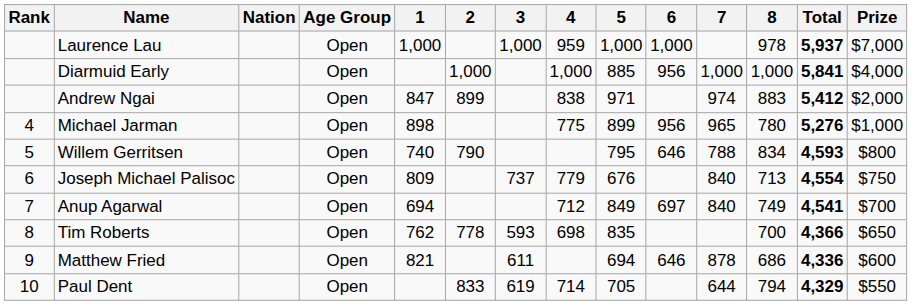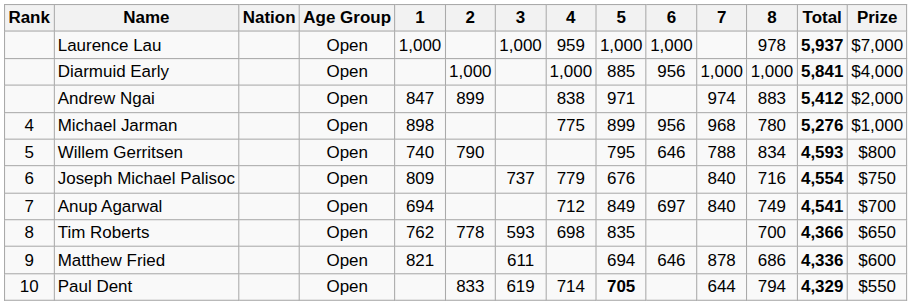(722, 125) 965 -> (722, 125) 968
(772, 179) 713 -> (772, 179) 716
(621, 286) normal -> (621, 286) bold
